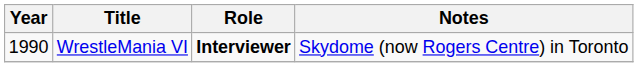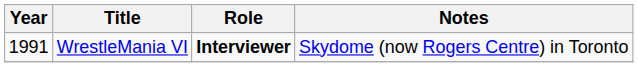(29, 47) 1990 -> (29, 47) 1991
